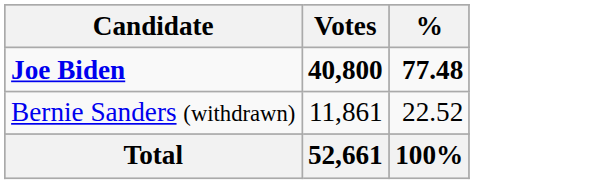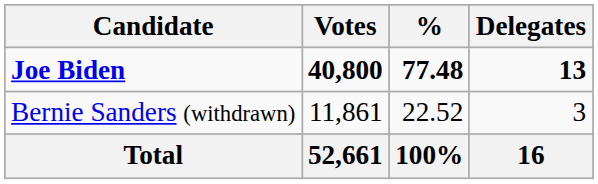+ column: (531, 26)
